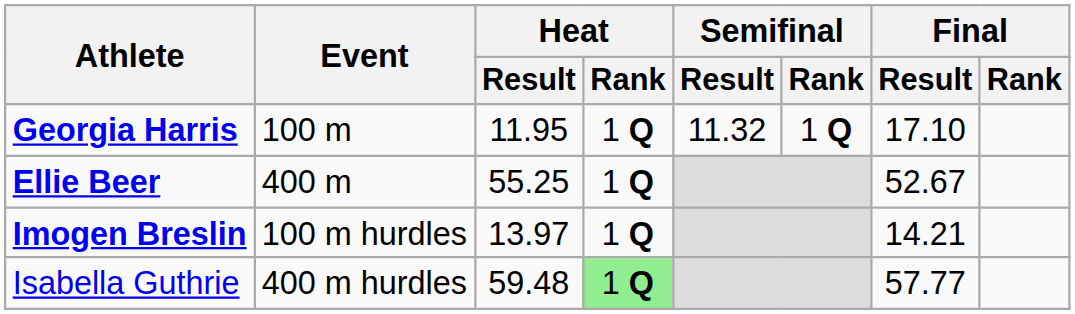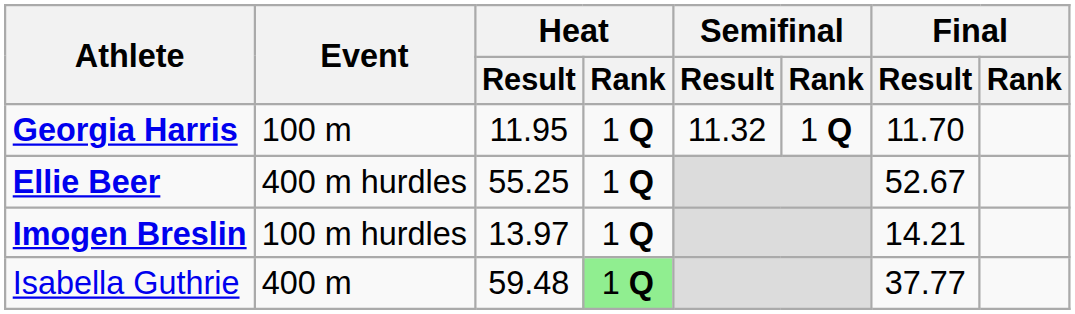(925, 131) 17.10 -> (925, 131) 11.70
(307, 182) 400 m -> (364, 182) 400 m hurdles
(364, 284) 400 m hurdles -> (307, 284) 400 m
(925, 284) 57.77 -> (925, 284) 37.77
